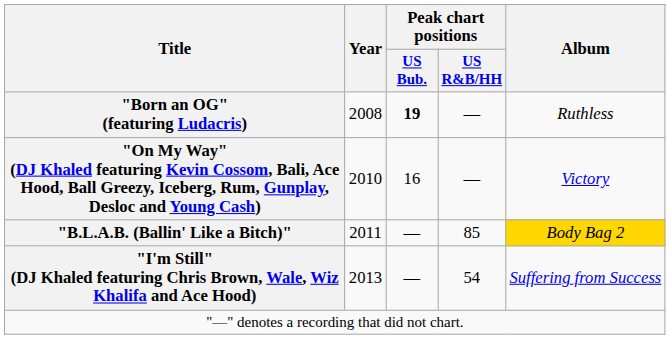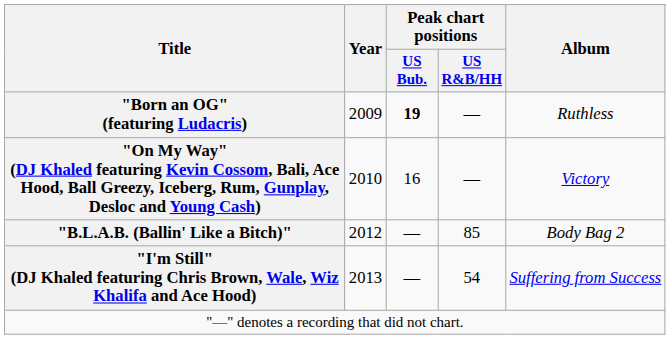(365, 114) 2008 -> (365, 114) 2009
(365, 232) 2011 -> (365, 232) 2012
(585, 232) gold background -> (585, 232) no background
